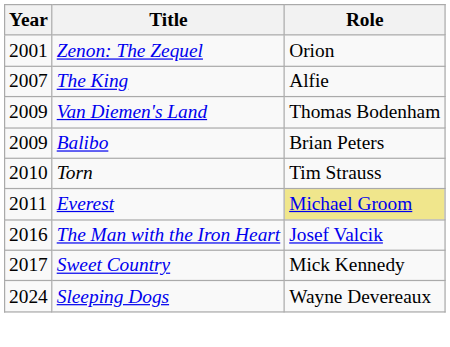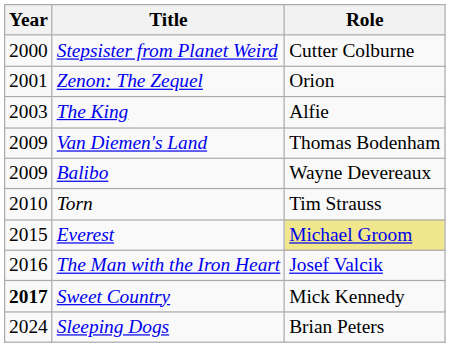+ row: (167, 50)
(28, 81) 2007 -> (28, 111) 2003
(337, 142) Brian Peters -> (360, 173) Wayne Devereaux
(28, 204) 2011 -> (28, 234) 2015
(28, 265) normal -> (28, 296) bold
(360, 296) Wayne Devereaux -> (337, 326) Brian Peters
